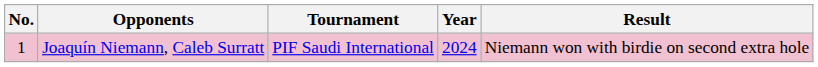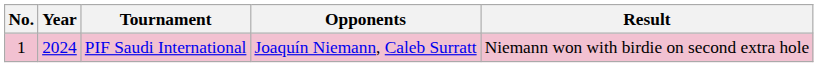columns swapped: (459, 18) <-> (153, 18)
